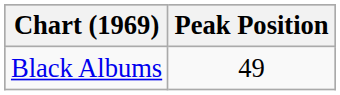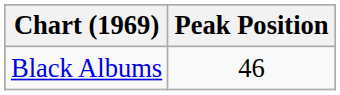(252, 67) 49 -> (252, 67) 46
